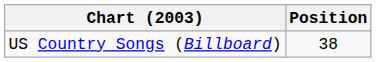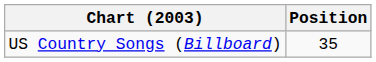(328, 44) 38 -> (328, 44) 35
